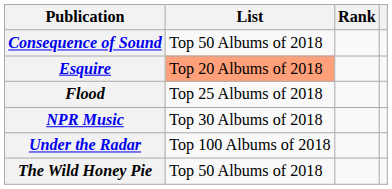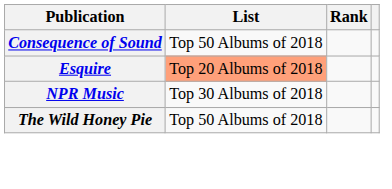- row: (85, 94)
- row: (85, 145)
